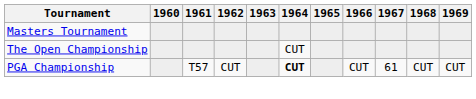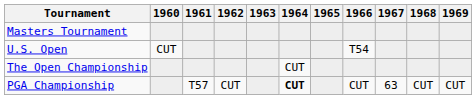+ row: (37, 50)
(391, 68) 61 -> (391, 86) 63
